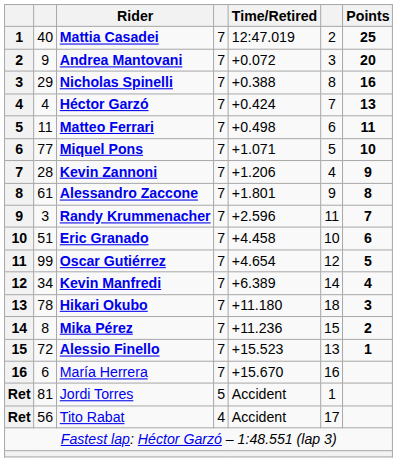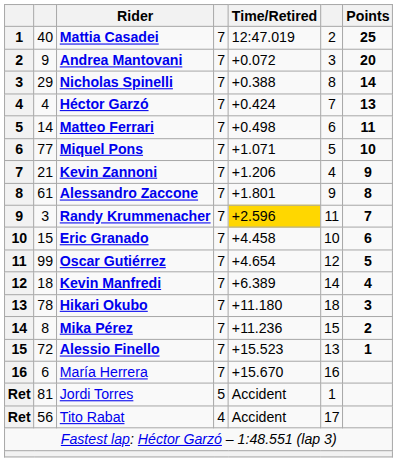(368, 82) 16 -> (368, 82) 14
(45, 127) 11 -> (45, 127) 14
(45, 171) 28 -> (45, 171) 21
(254, 216) no background -> (254, 216) gold background
(45, 238) 51 -> (45, 238) 15
(45, 283) 34 -> (45, 283) 18
